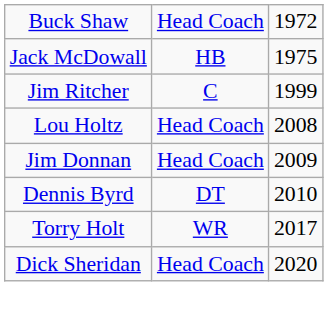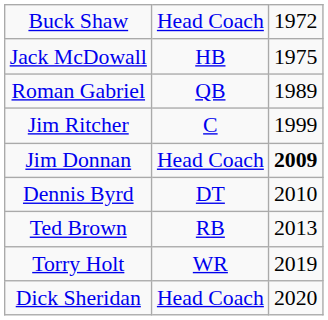+ row: (78, 90)
- row: (78, 125)
(296, 159) normal -> (296, 159) bold
+ row: (78, 228)
(296, 228) 2017 -> (296, 263) 2019
